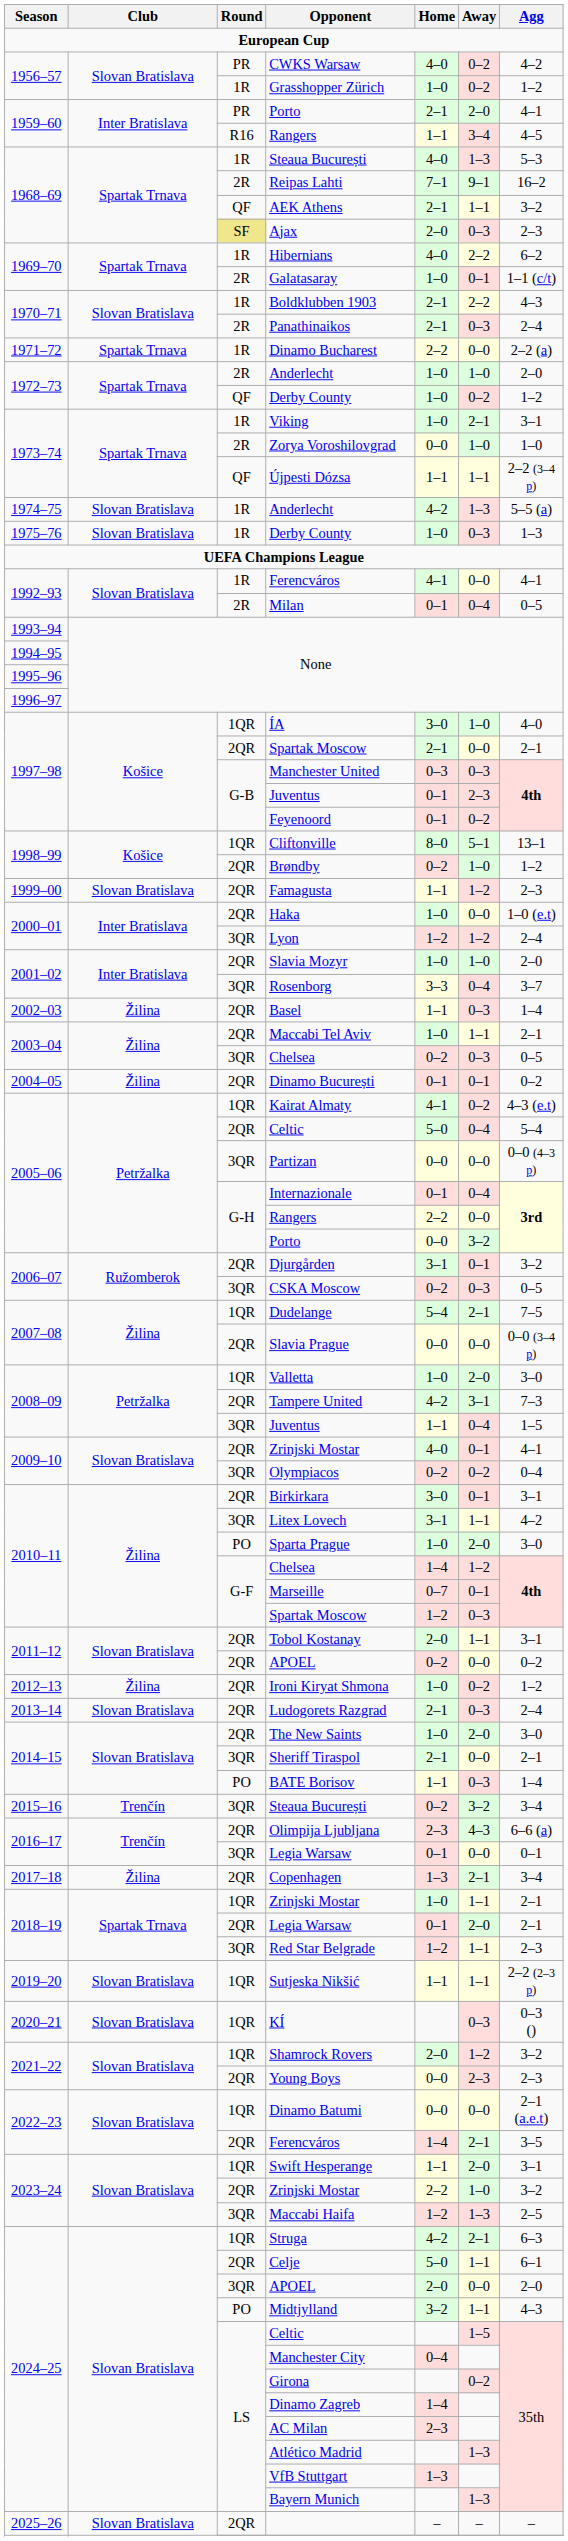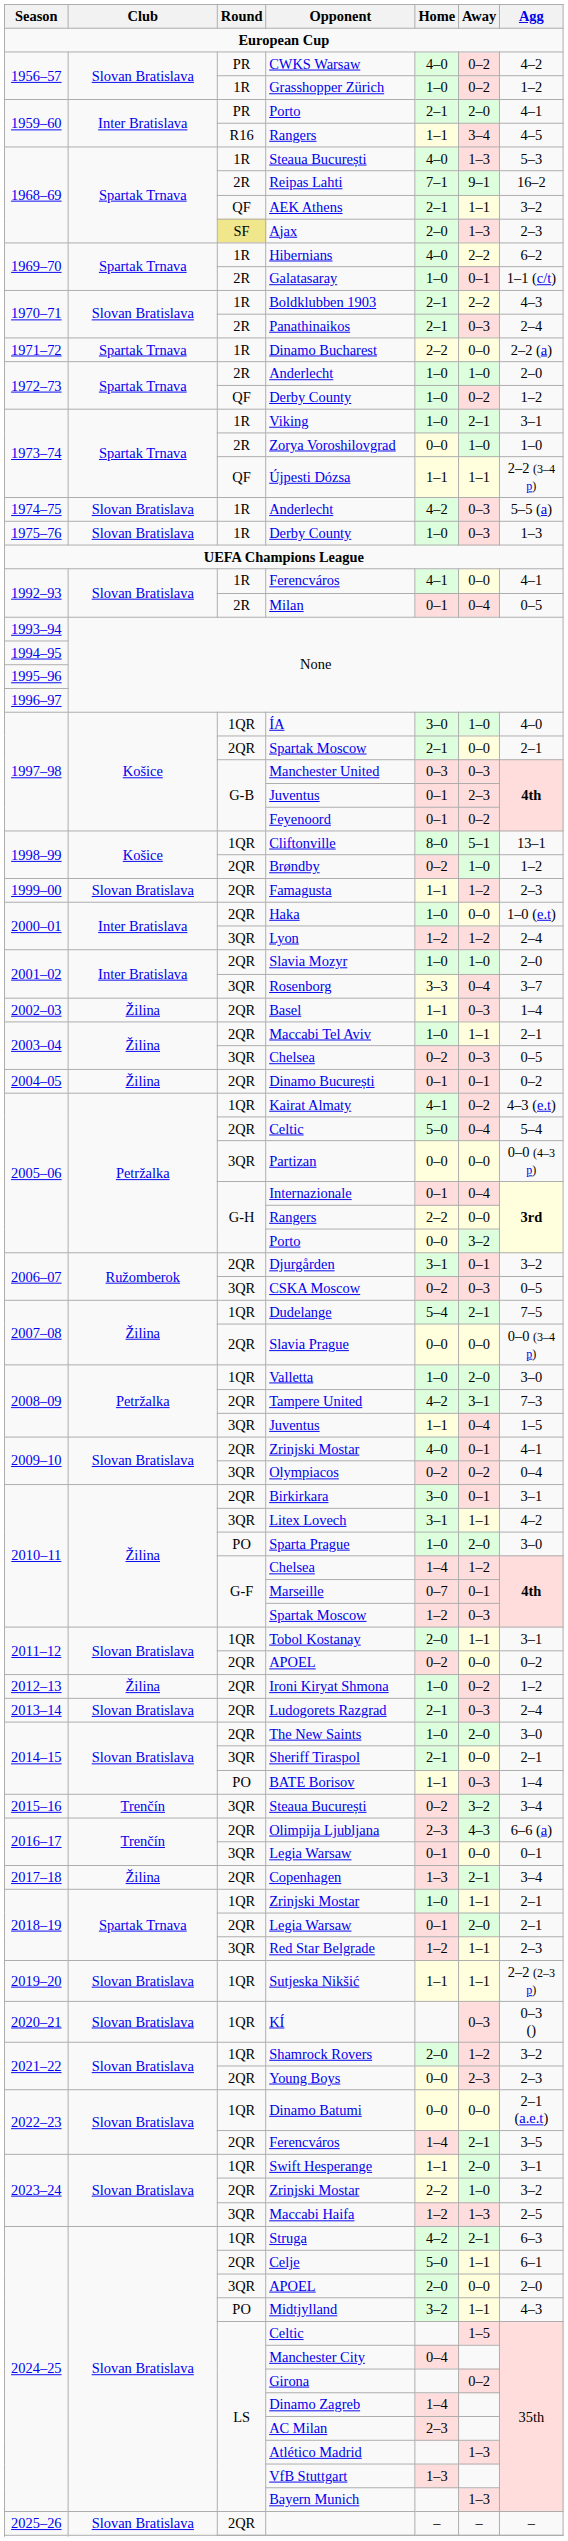(479, 230) 0–3 -> (479, 230) 1–3
(479, 509) 1–3 -> (479, 509) 0–3
(242, 1639) 2QR -> (242, 1639) 1QR
